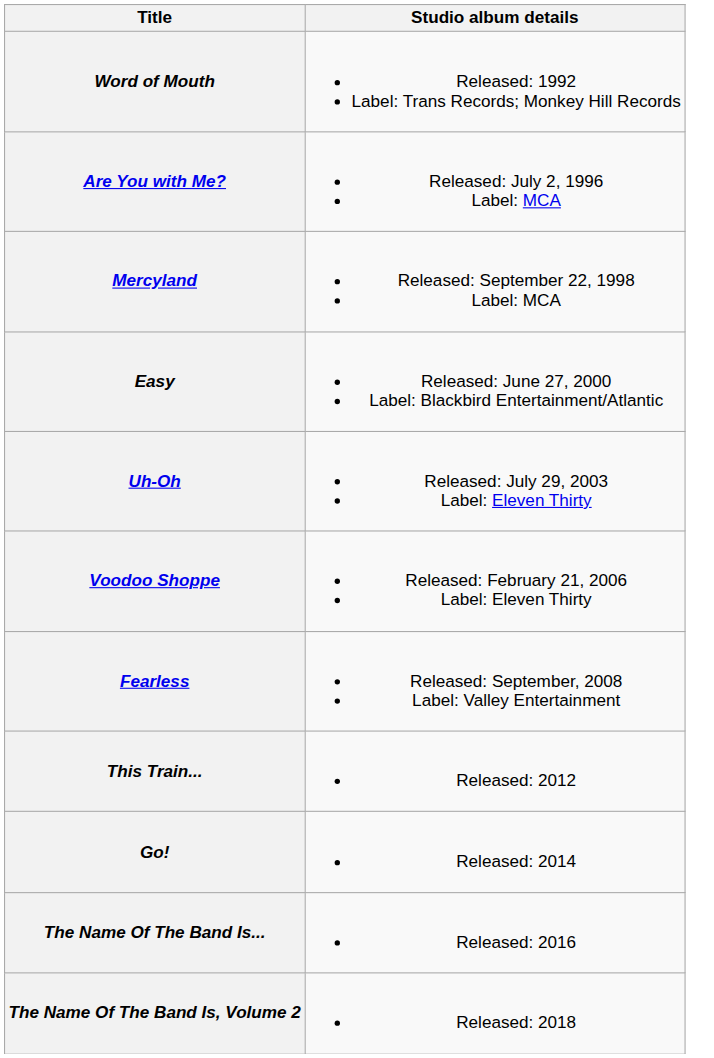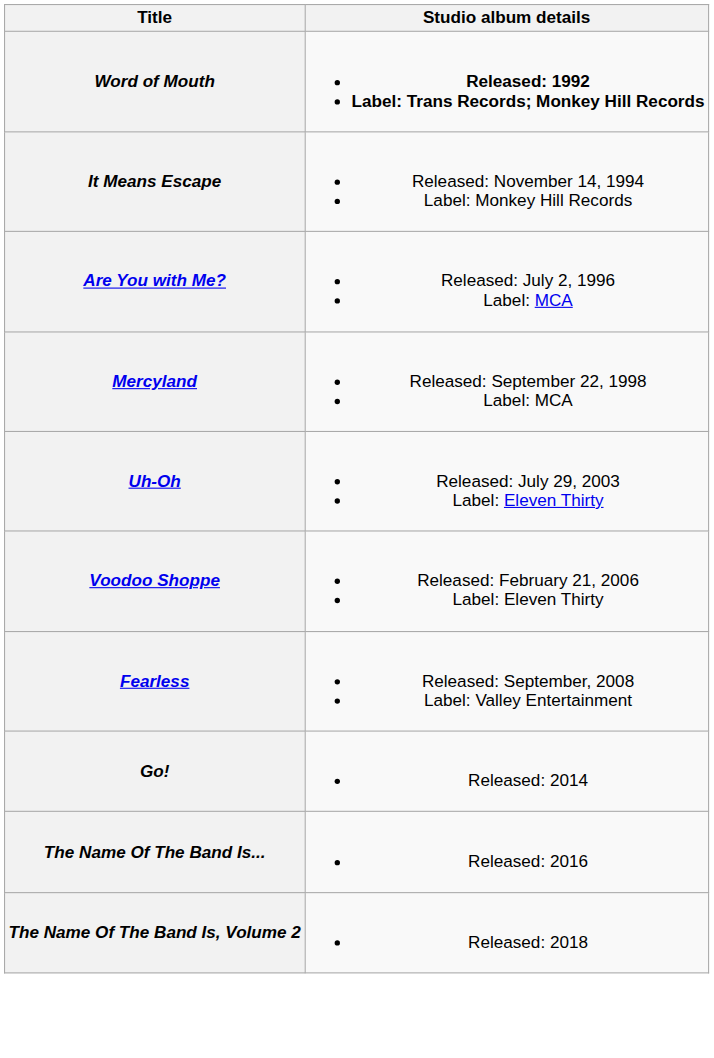(495, 91) normal -> (507, 91) bold
+ row: (155, 181)
- row: (155, 381)
- row: (155, 771)
